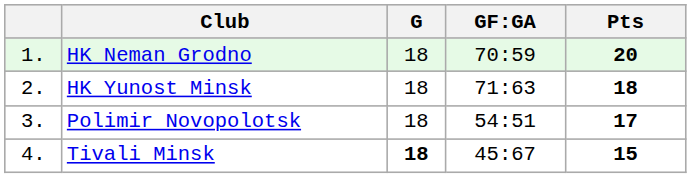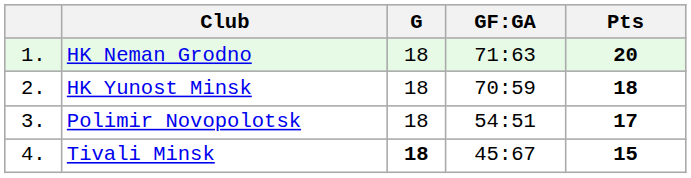(505, 55) 70:59 -> (505, 55) 71:63
(505, 88) 71:63 -> (505, 88) 70:59
